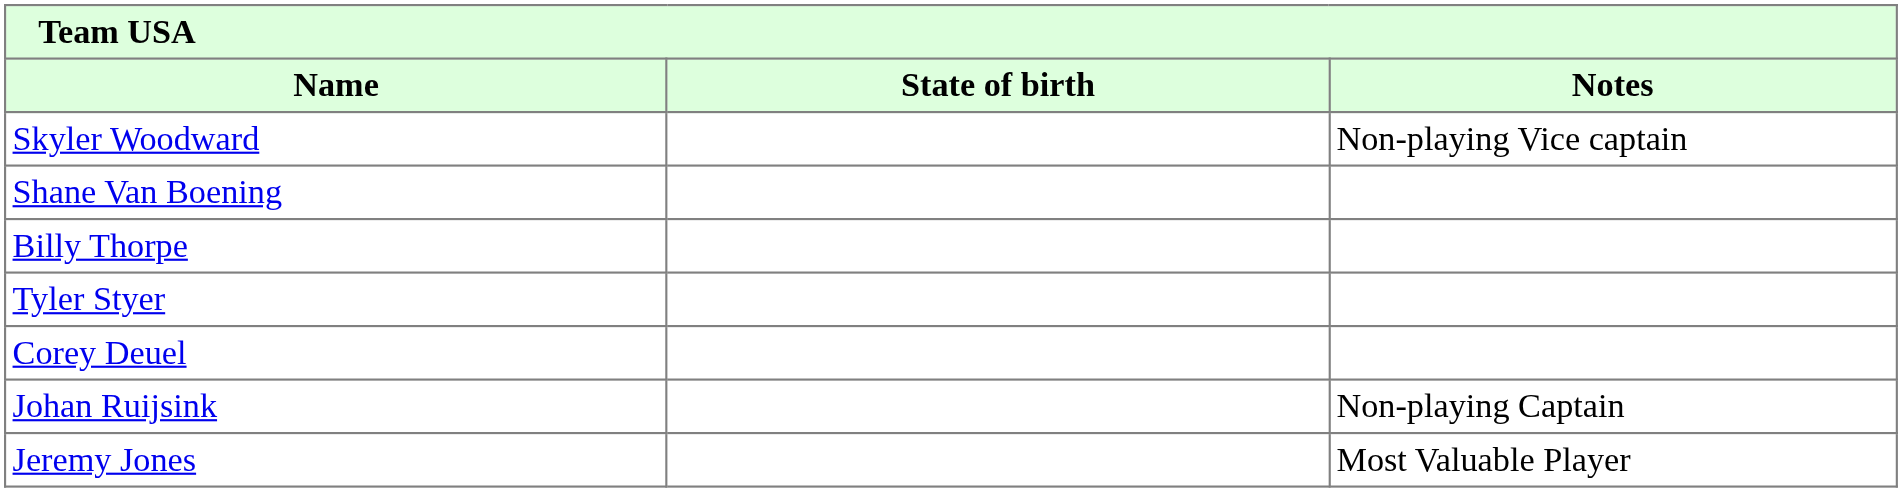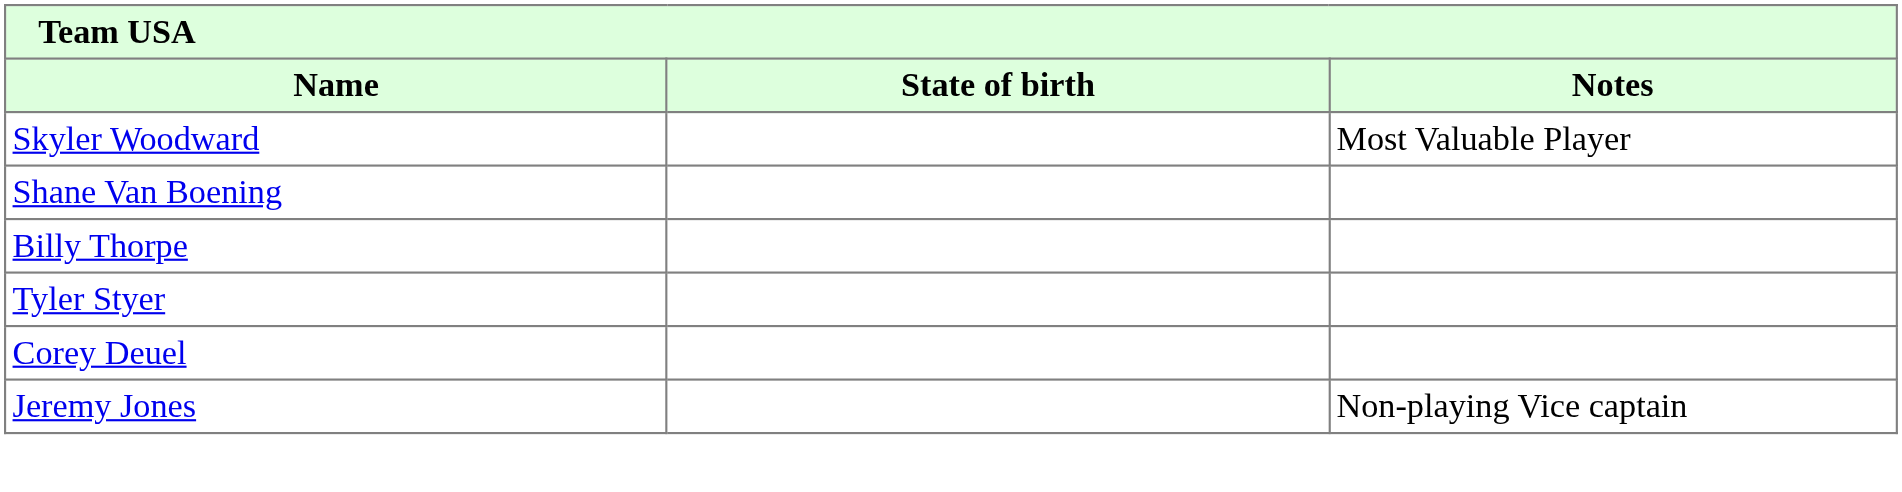(1512, 138) Non-playing Vice captain -> (1484, 138) Most Valuable Player
- row: (115, 405)
(1484, 459) Most Valuable Player -> (1512, 405) Non-playing Vice captain
